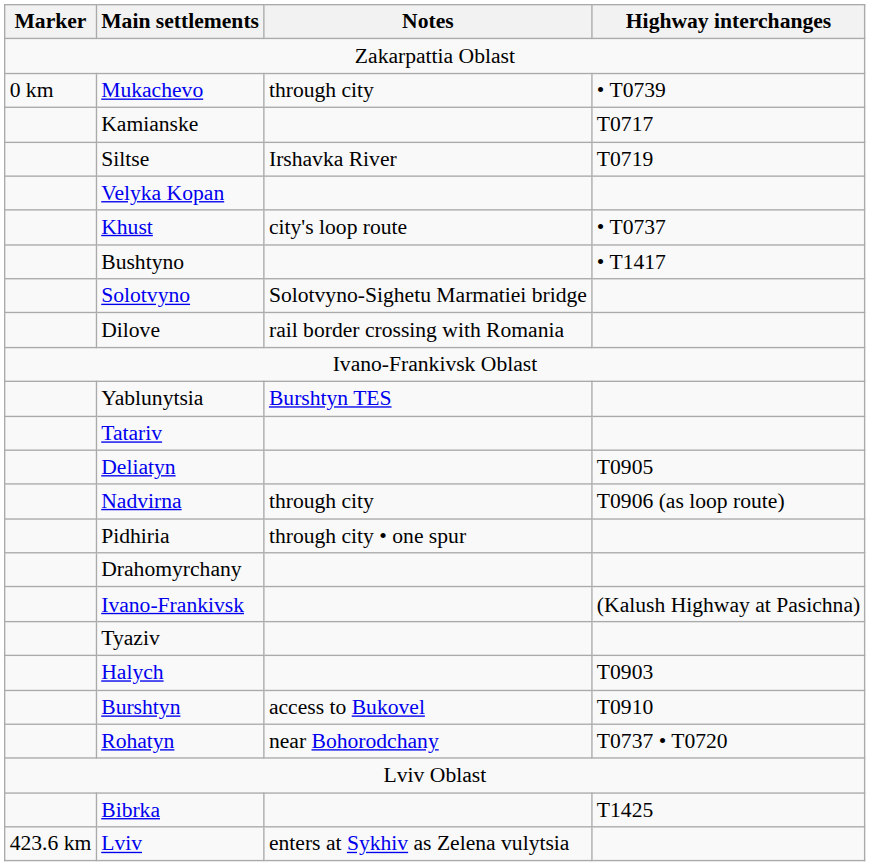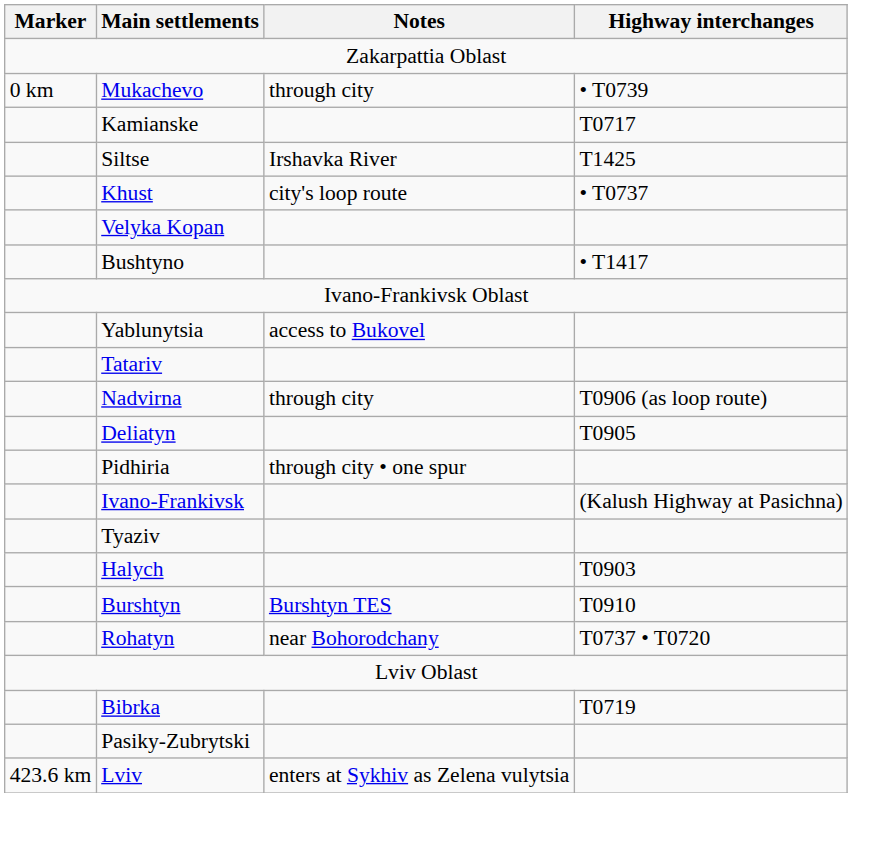(625, 158) T0719 -> (608, 158) T1425
rows swapped: (163, 192) <-> (127, 227)
- row: (146, 295)
- row: (131, 329)
(330, 398) Burshtyn TES -> (347, 329) access to Bukovel
rows swapped: (138, 466) <-> (141, 501)
- row: (171, 569)
(347, 706) access to Bukovel -> (330, 603) Burshtyn TES
(625, 809) T1425 -> (608, 706) T0719
+ row: (176, 741)
